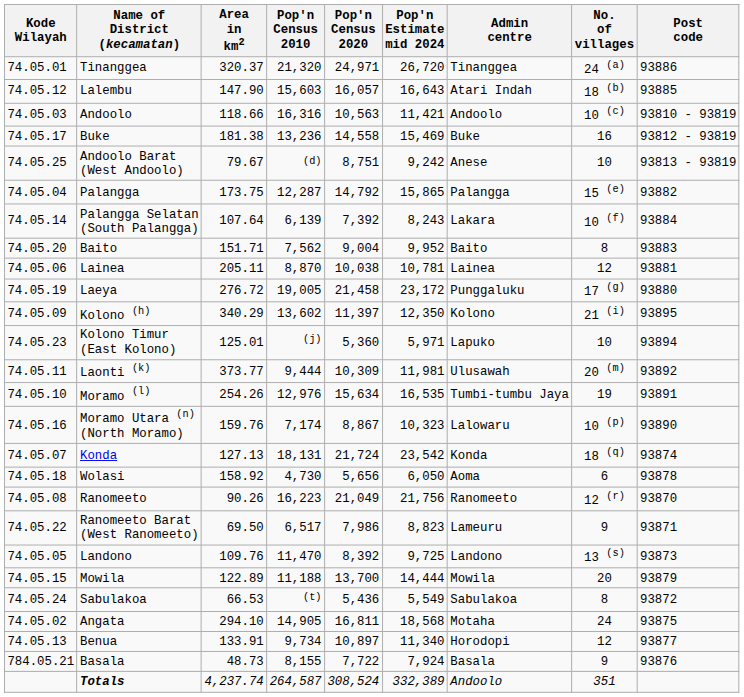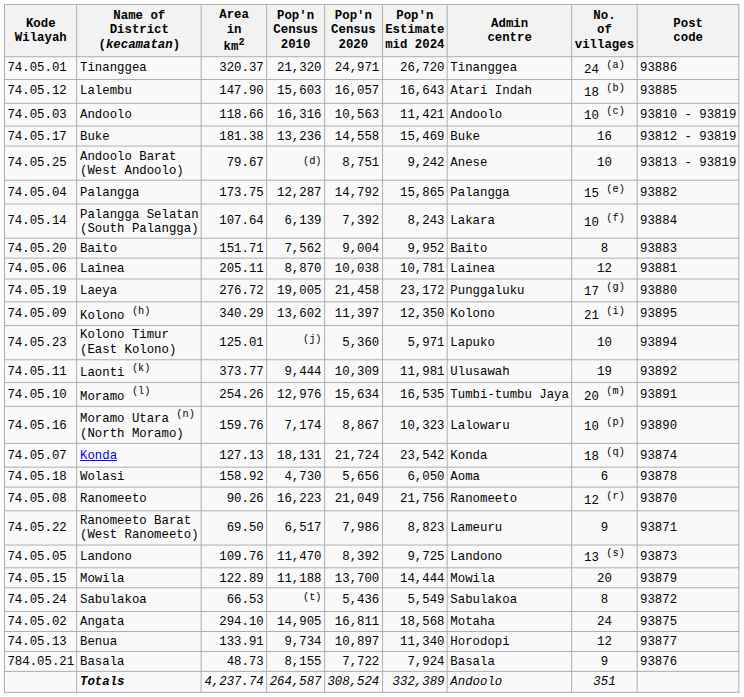(604, 371) 20 (m) -> (604, 371) 19
(604, 394) 19 -> (604, 394) 20 (m)
